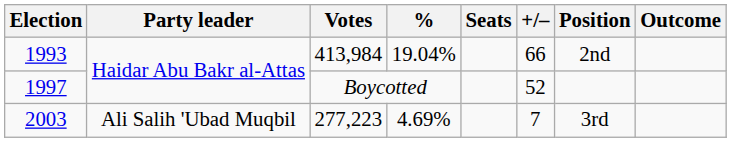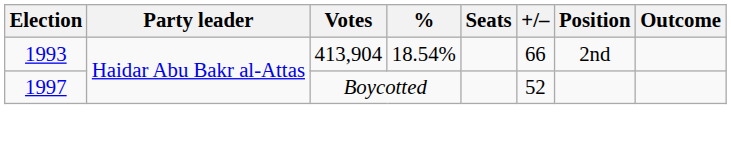(348, 53) 413,984 -> (348, 53) 413,904
(424, 53) 19.04% -> (424, 53) 18.54%
- row: (46, 119)
